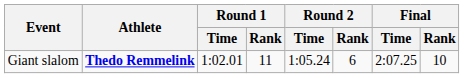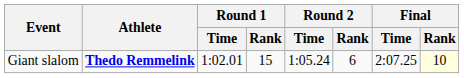(266, 61) 11 -> (266, 61) 15
(440, 61) no background -> (440, 61) lightyellow background
